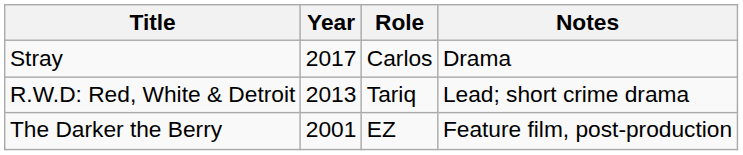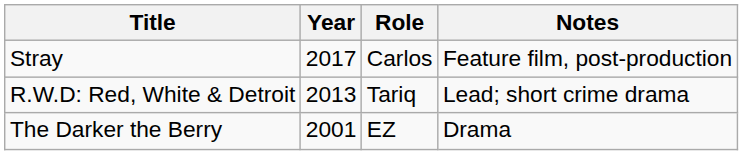(477, 58) Drama -> (587, 58) Feature film, post-production
(587, 130) Feature film, post-production -> (477, 130) Drama
